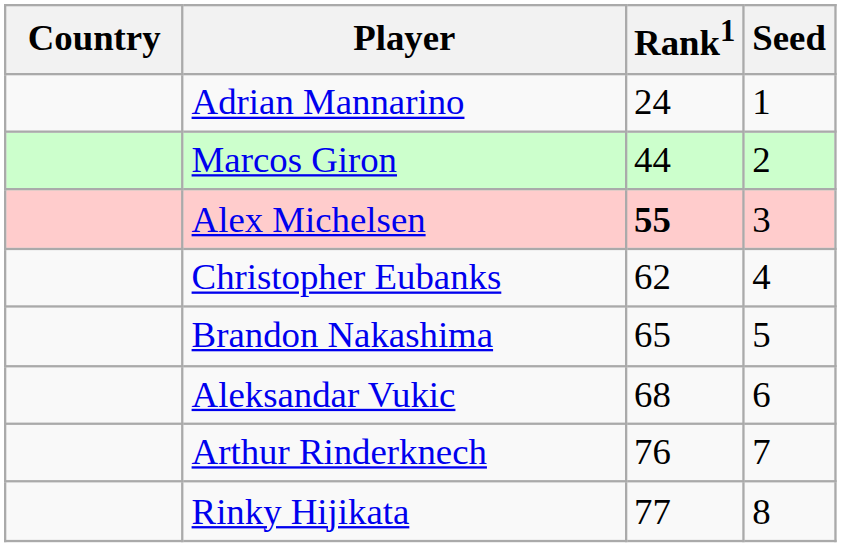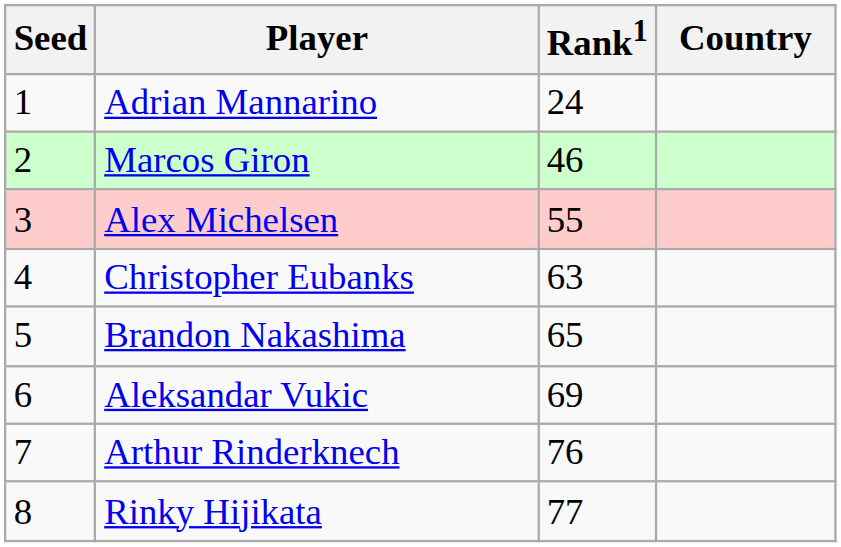columns swapped: (94, 38) <-> (789, 38)
(652, 160) 44 -> (565, 160) 46
(652, 218) bold -> (565, 218) normal
(652, 277) 62 -> (565, 277) 63
(652, 393) 68 -> (565, 393) 69
